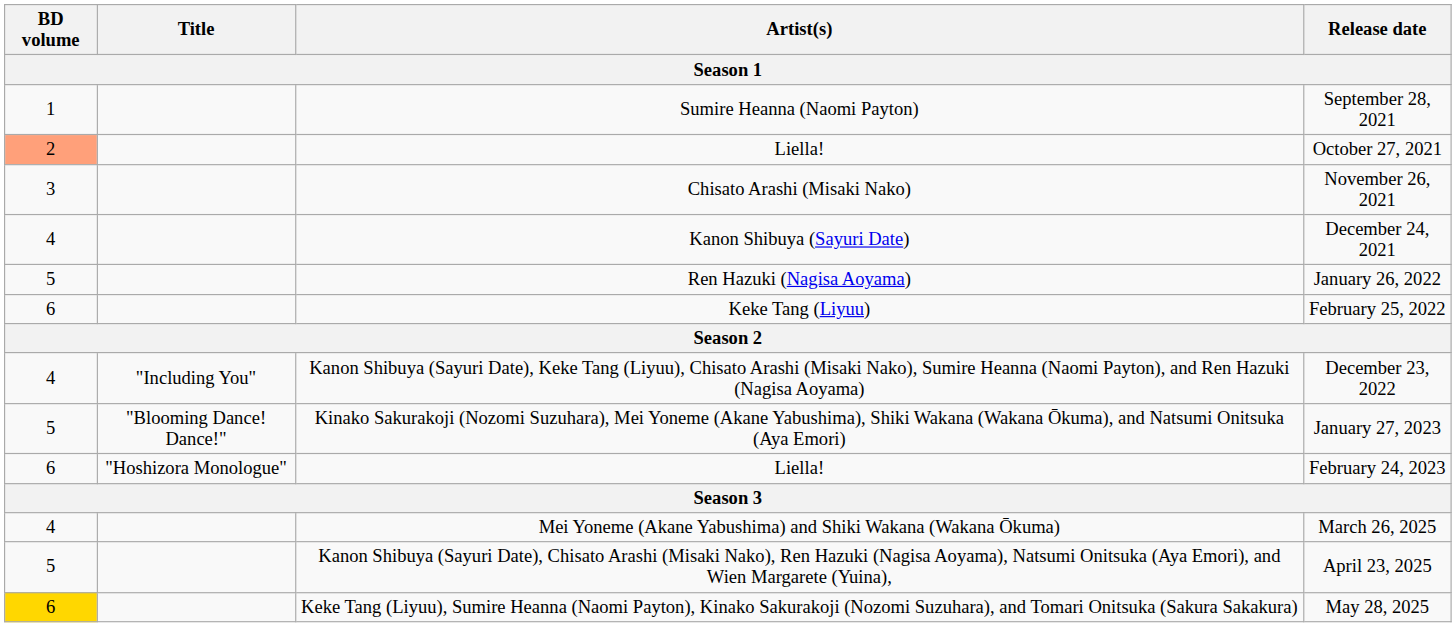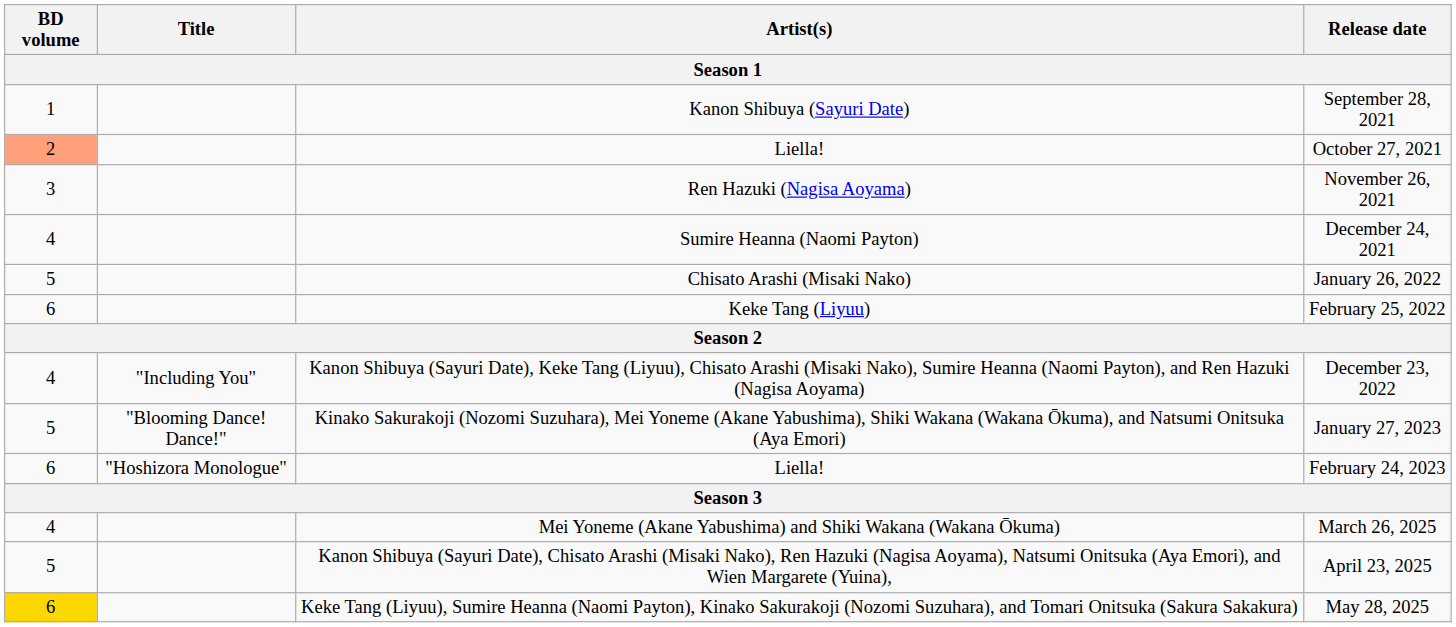(799, 109) Sumire Heanna (Naomi Payton) -> (799, 109) Kanon Shibuya (Sayuri Date)
(799, 189) Chisato Arashi (Misaki Nako) -> (799, 189) Ren Hazuki (Nagisa Aoyama)
(799, 239) Kanon Shibuya (Sayuri Date) -> (799, 239) Sumire Heanna (Naomi Payton)
(799, 279) Ren Hazuki (Nagisa Aoyama) -> (799, 279) Chisato Arashi (Misaki Nako)
